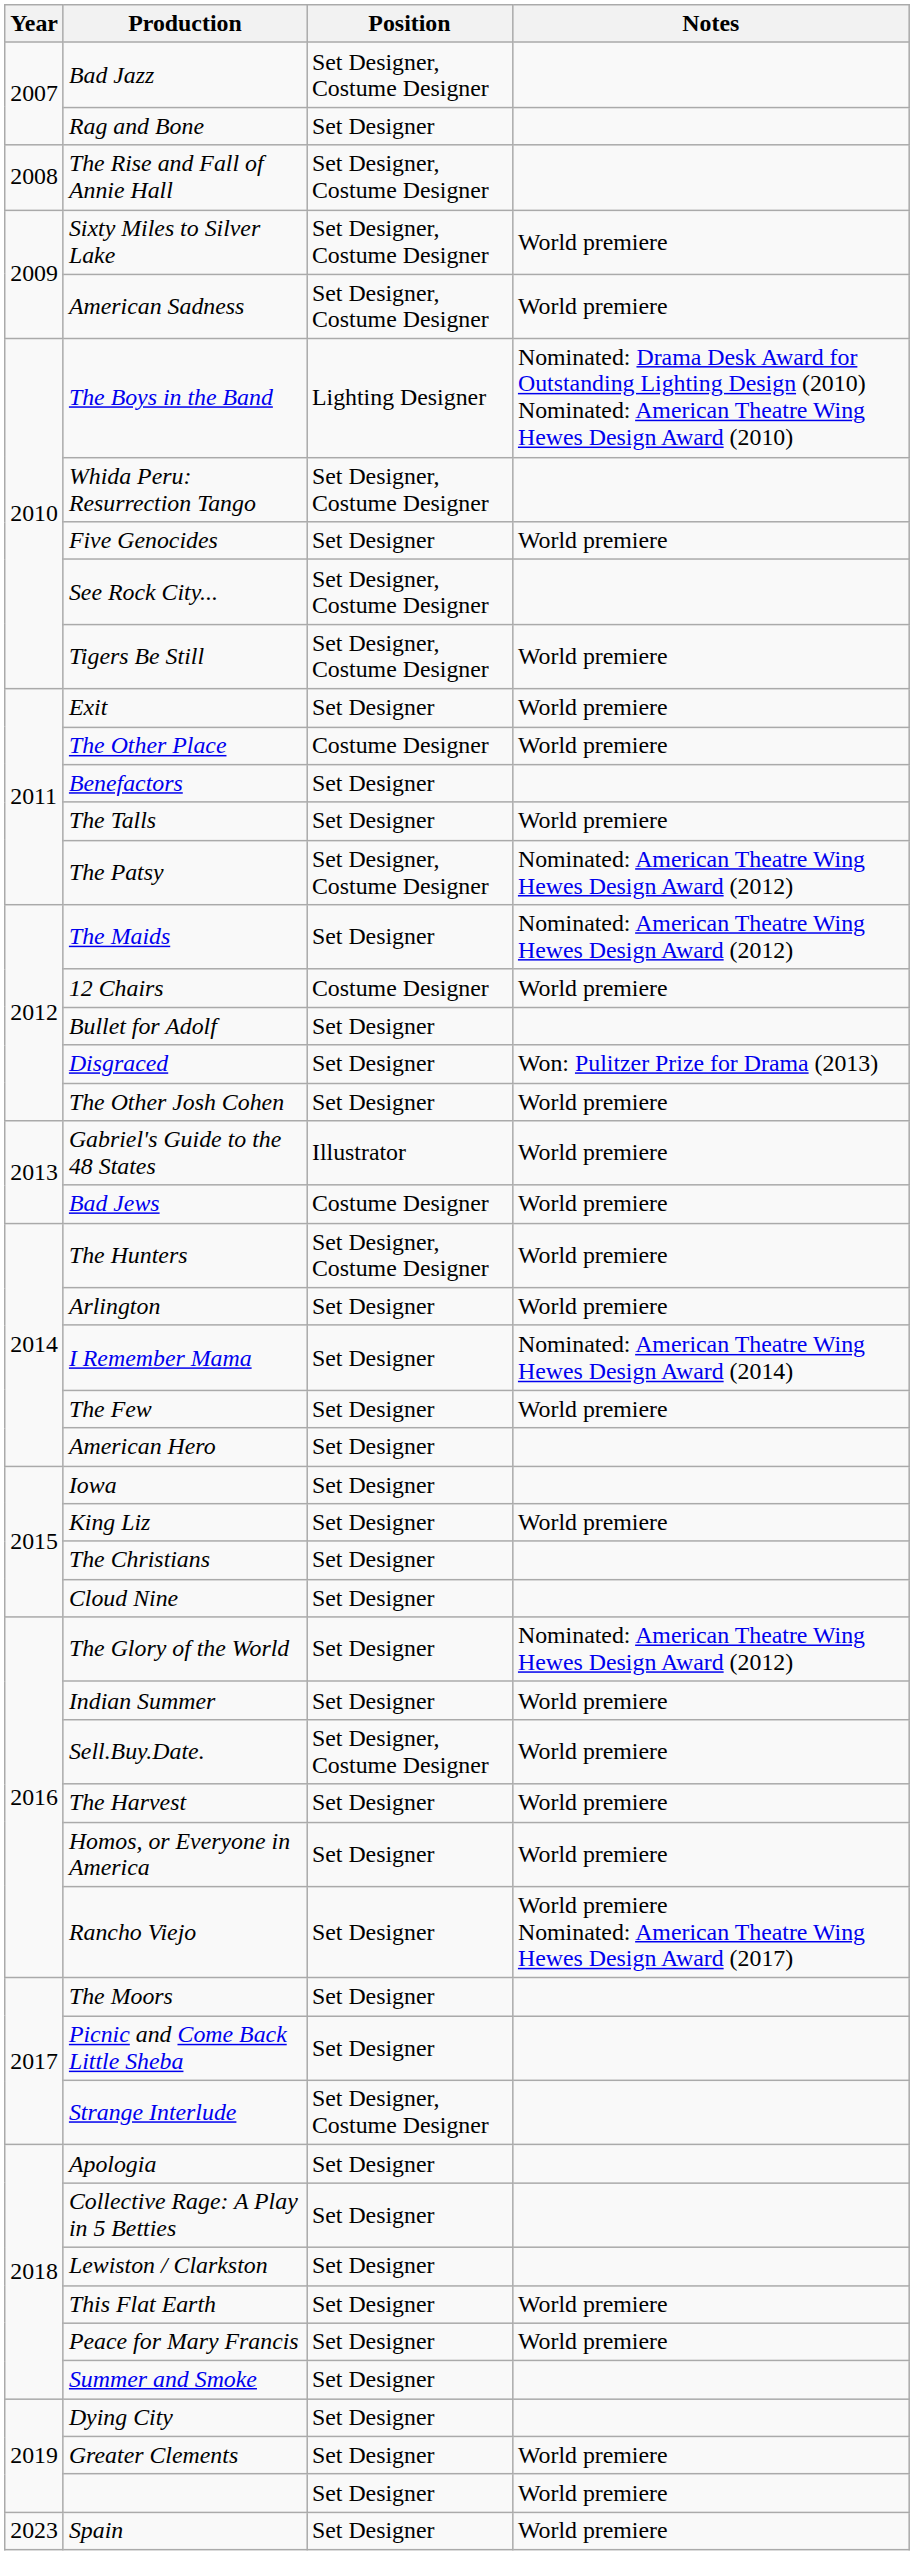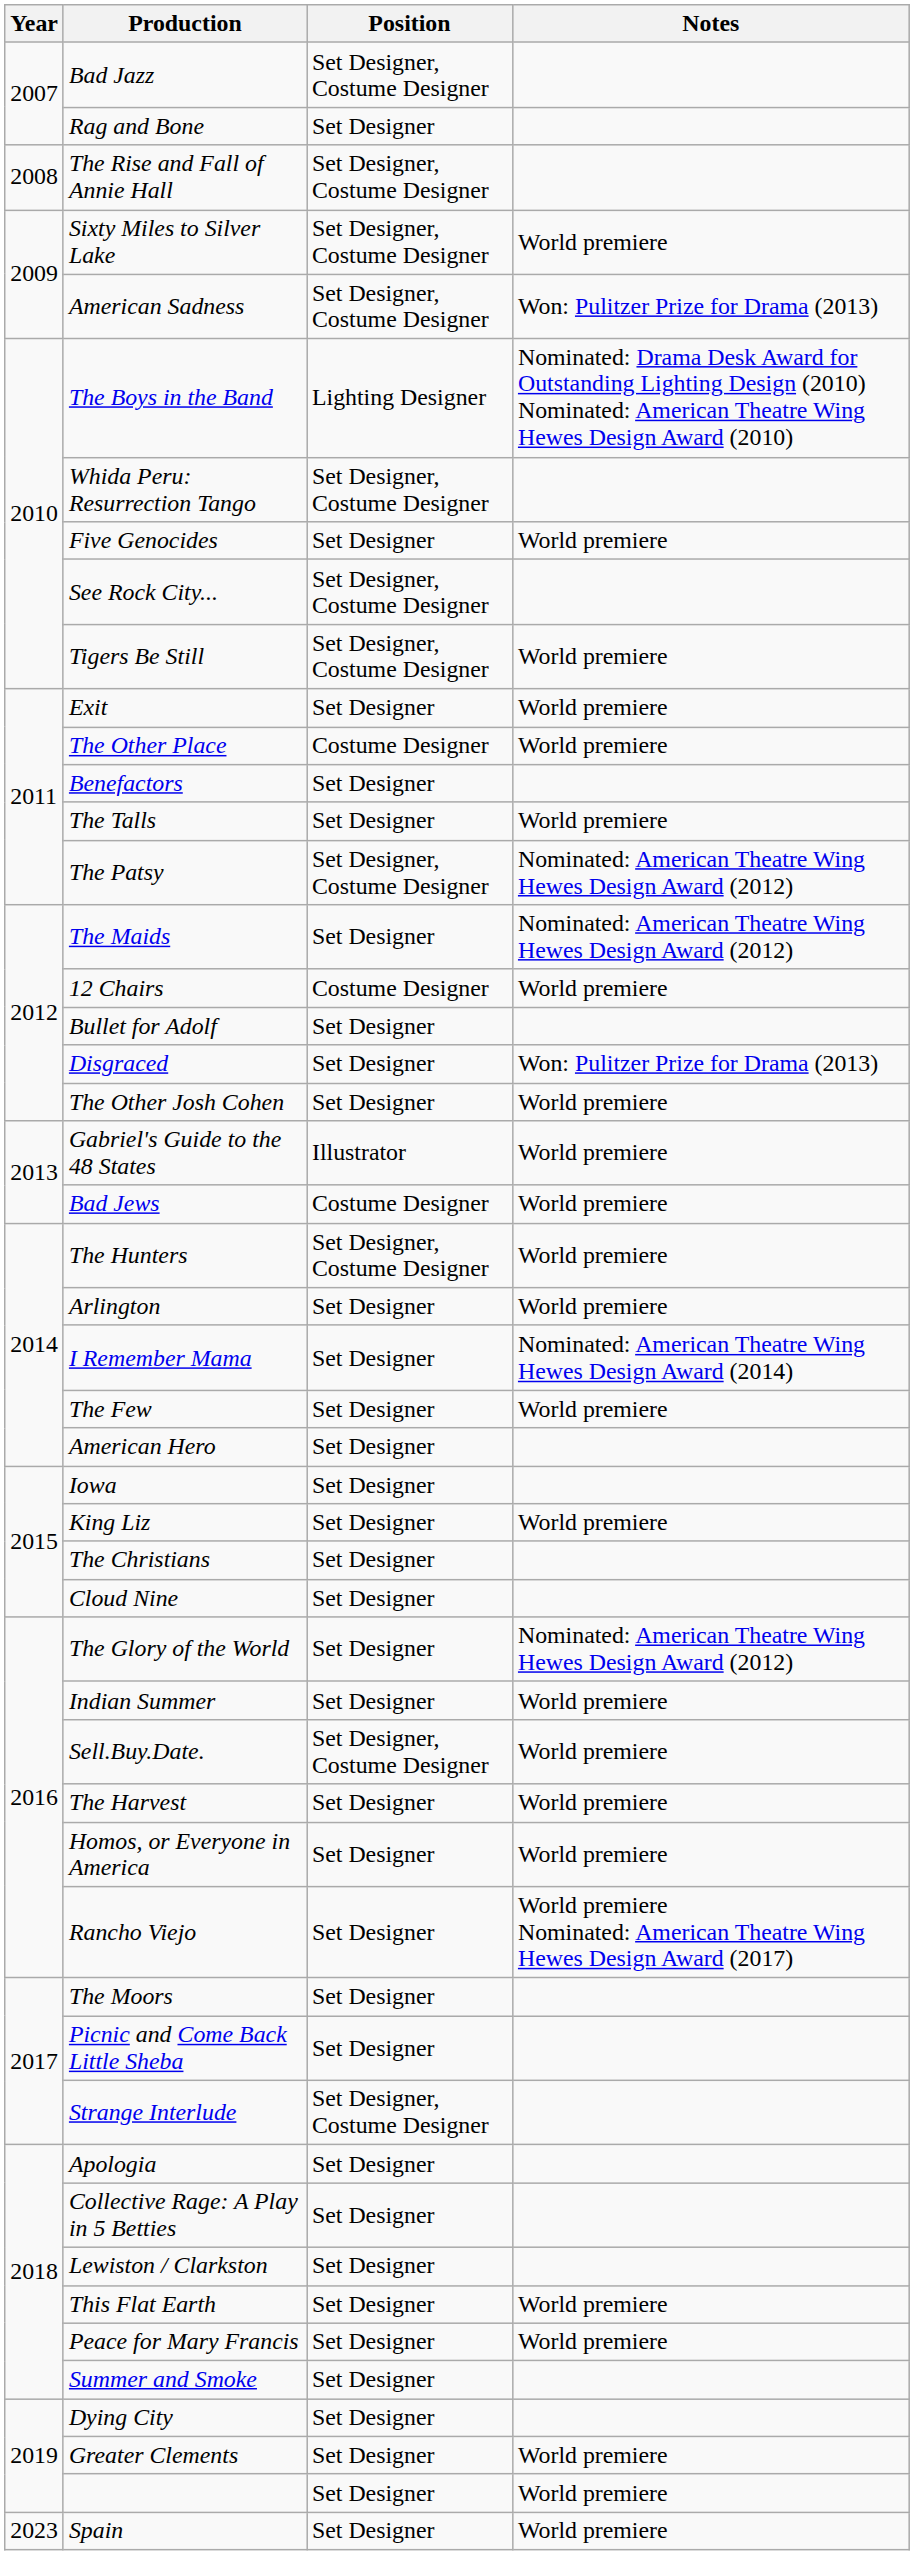(593, 306) World premiere -> (698, 306) Won: Pulitzer Prize for Drama (2013)
